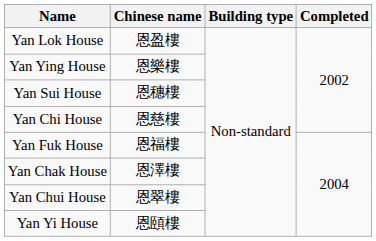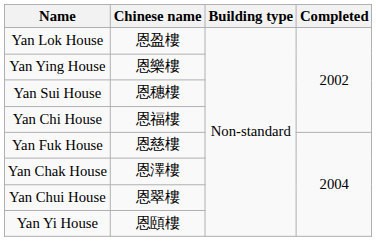(158, 118) 恩慈樓 -> (158, 118) 恩福樓
(158, 144) 恩福樓 -> (158, 144) 恩慈樓
